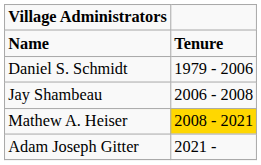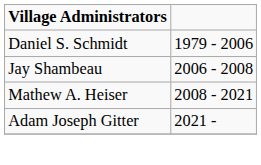- row: (29, 43)
(214, 120) gold background -> (214, 95) no background
